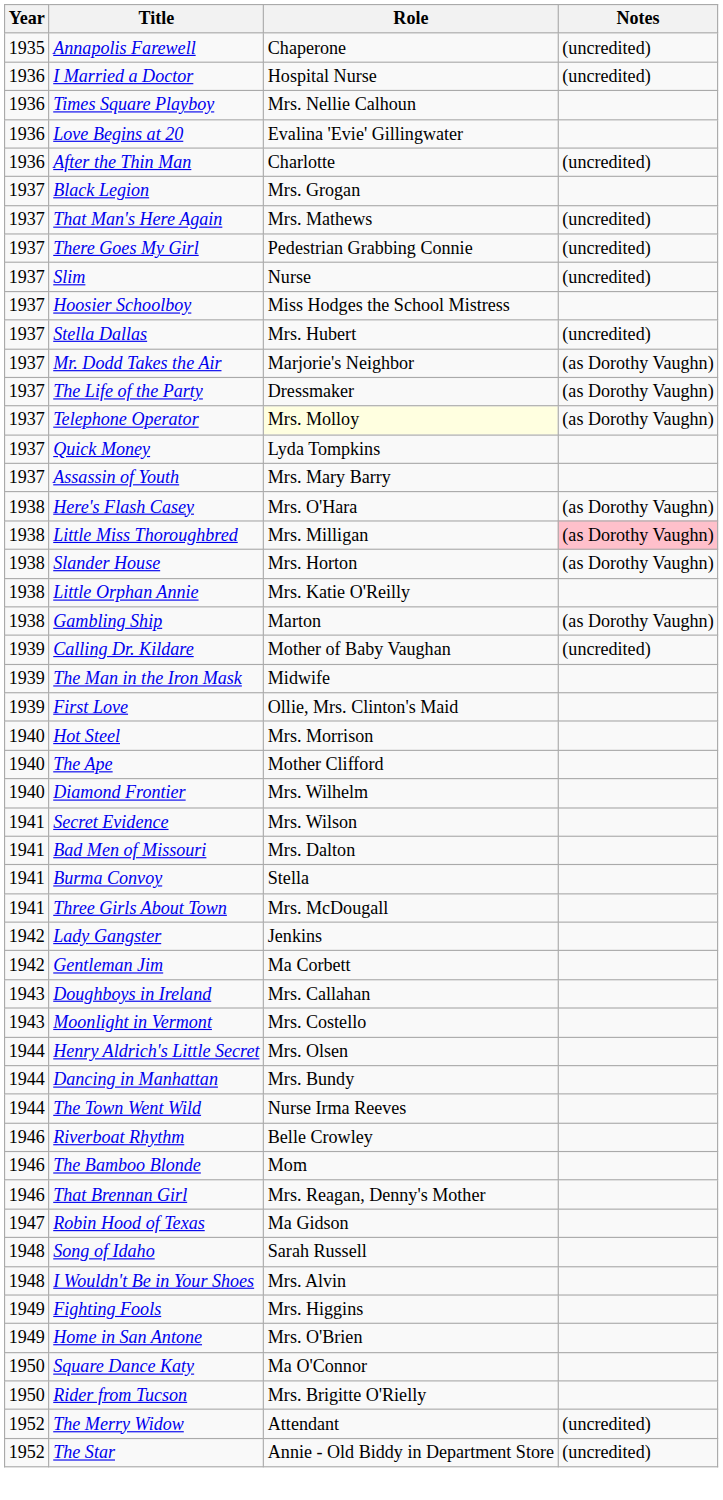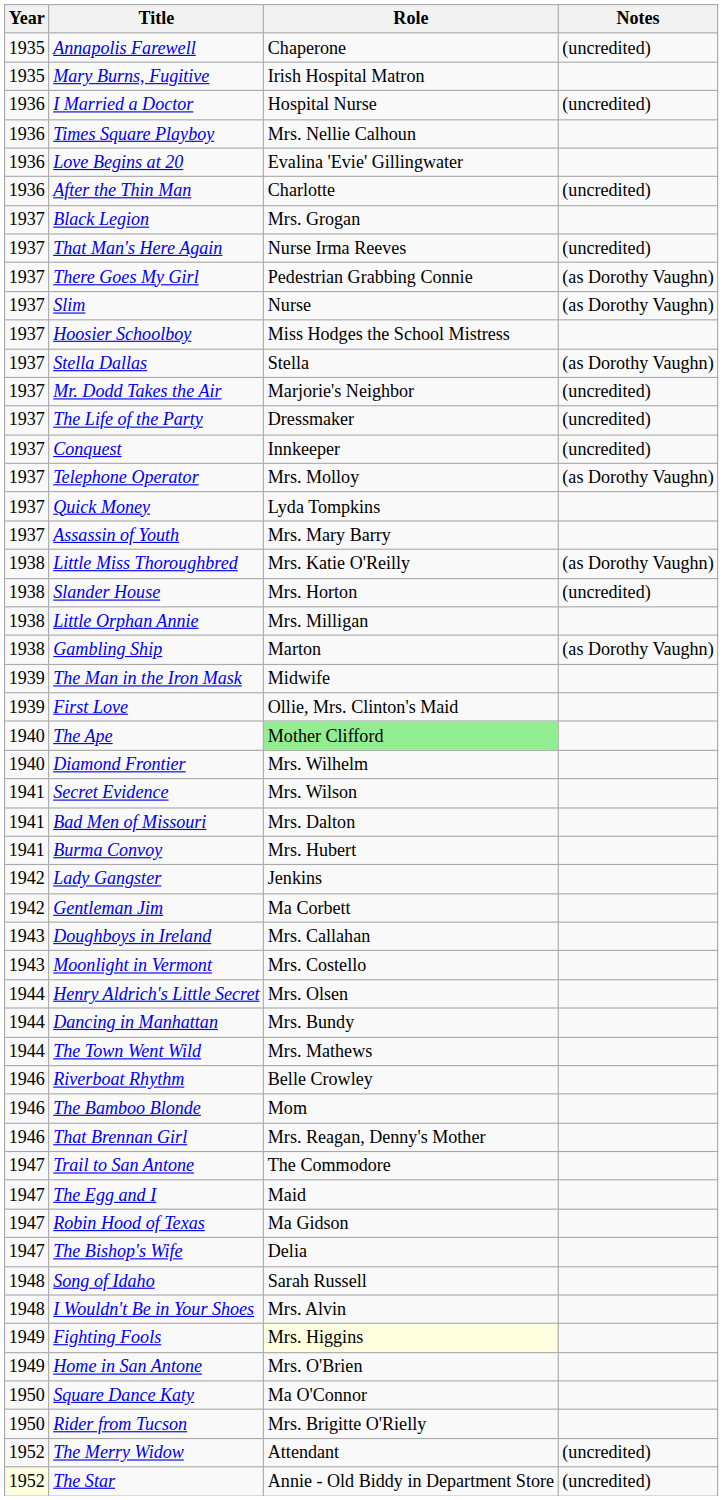+ row: (131, 76)
(320, 219) Mrs. Mathews -> (337, 248) Nurse Irma Reeves
(607, 248) (uncredited) -> (638, 276) (as Dorothy Vaughn)
(607, 276) (uncredited) -> (638, 305) (as Dorothy Vaughn)
(312, 334) Mrs. Hubert -> (288, 362) Stella
(607, 334) (uncredited) -> (638, 362) (as Dorothy Vaughn)
(638, 362) (as Dorothy Vaughn) -> (607, 391) (uncredited)
(638, 391) (as Dorothy Vaughn) -> (607, 420) (uncredited)
+ row: (87, 448)
(313, 420) lightyellow background -> (313, 477) no background
- row: (124, 506)
(318, 534) Mrs. Milligan -> (339, 563) Mrs. Katie O'Reilly
(638, 534) pink background -> (638, 563) no background
(638, 563) (as Dorothy Vaughn) -> (607, 592) (uncredited)
(339, 592) Mrs. Katie O'Reilly -> (318, 620) Mrs. Milligan
- row: (123, 649)
- row: (87, 735)
(326, 764) no background -> (326, 735) lightgreen background
(288, 879) Stella -> (312, 850) Mrs. Hubert
- row: (140, 907)
(337, 1108) Nurse Irma Reeves -> (320, 1051) Mrs. Mathews
+ row: (124, 1165)
+ row: (105, 1194)
+ row: (118, 1251)
(316, 1309) no background -> (316, 1337) lightyellow background
(27, 1452) no background -> (27, 1481) lightyellow background
